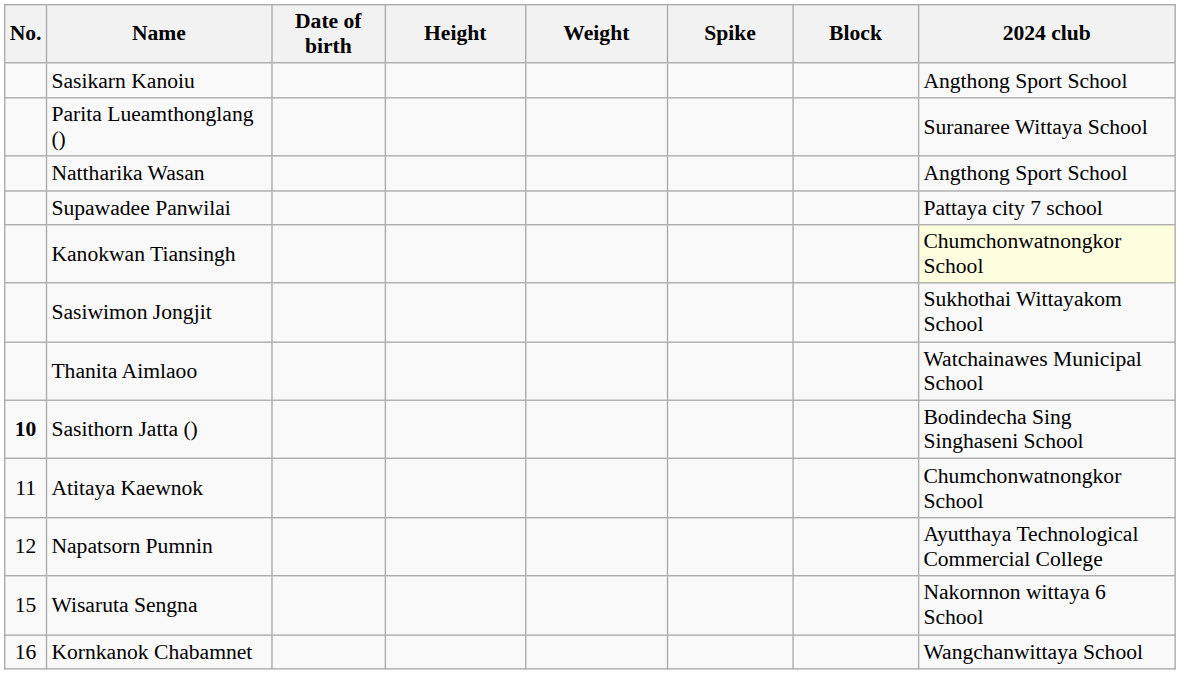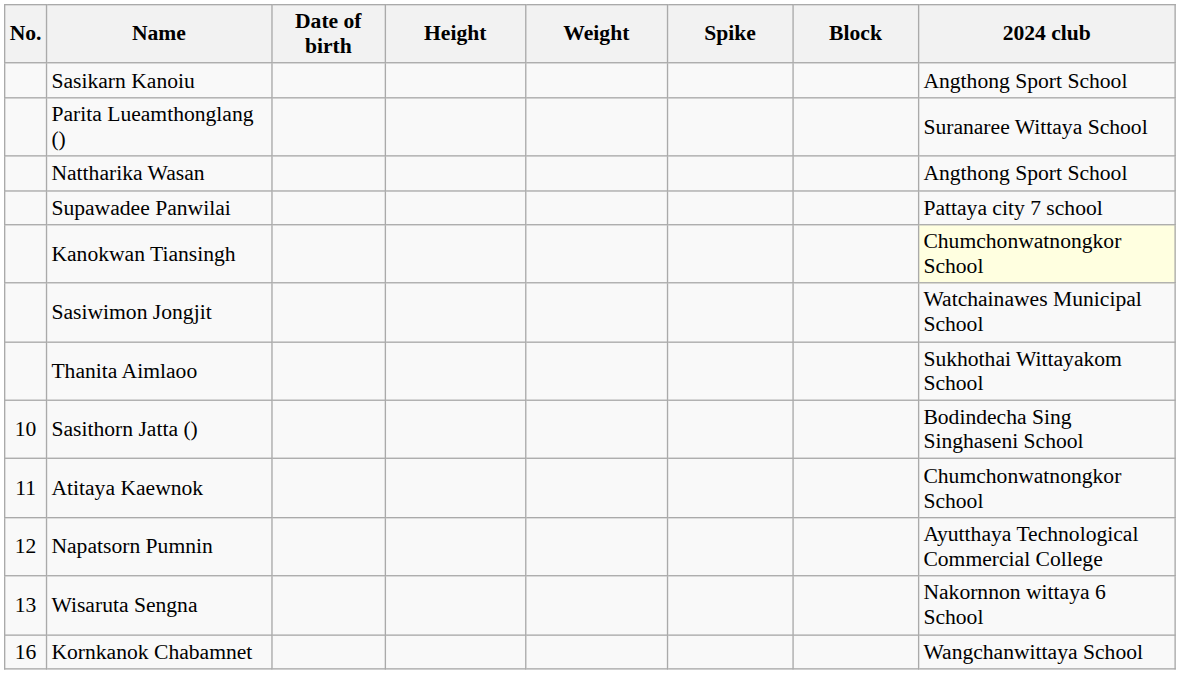(1023, 312) Sukhothai Wittayakom School -> (1033, 312) Watchainawes Municipal School
(1033, 370) Watchainawes Municipal School -> (1023, 370) Sukhothai Wittayakom School
(26, 429) bold -> (26, 429) normal
(26, 604) 15 -> (26, 604) 13
